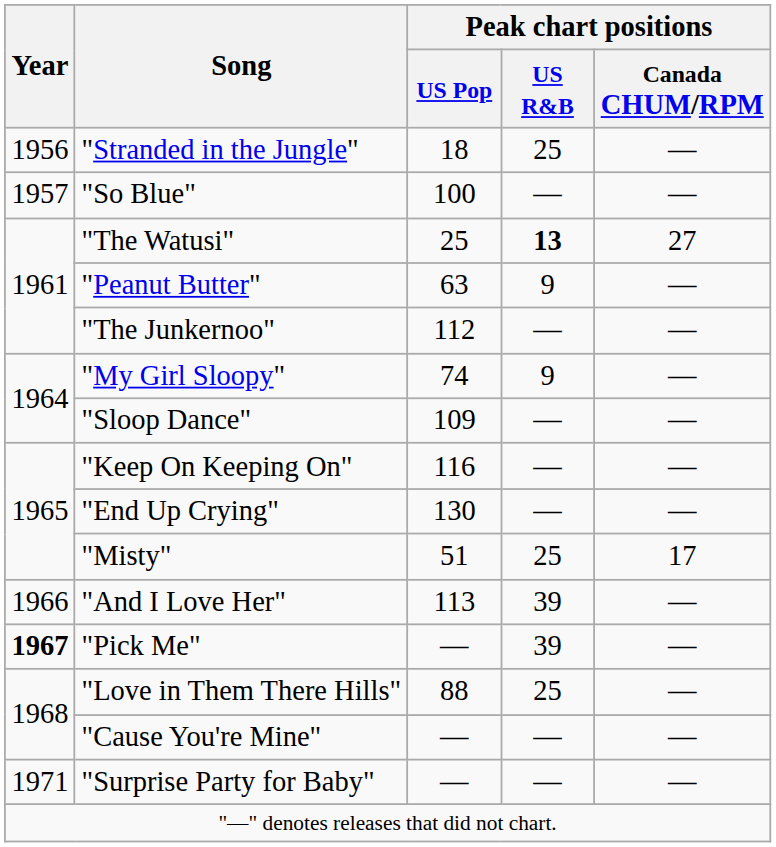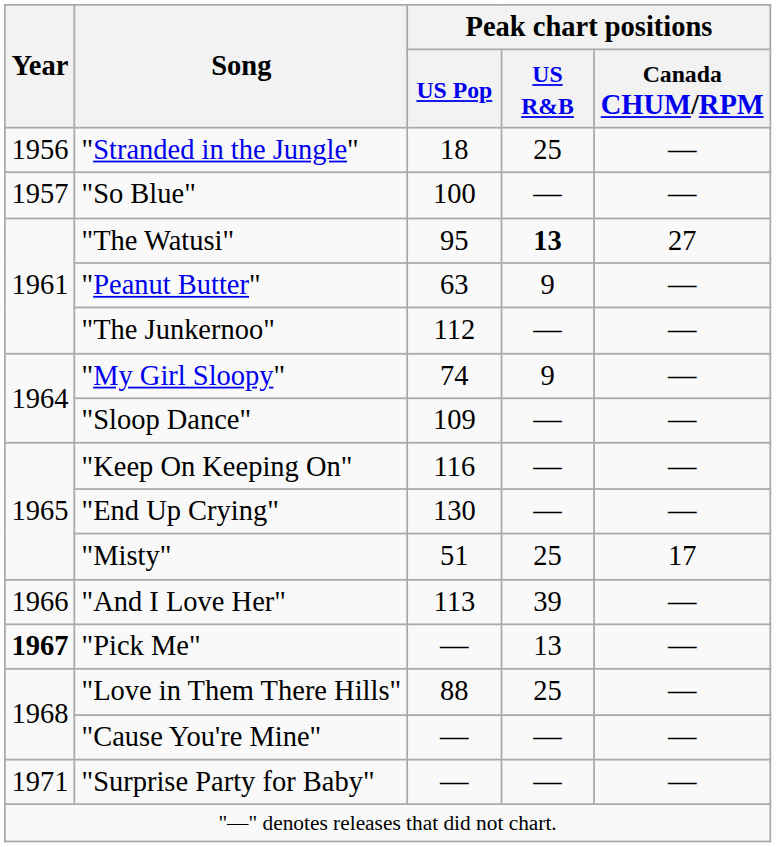(454, 239) 25 -> (454, 239) 95
(548, 646) 39 -> (548, 646) 13
